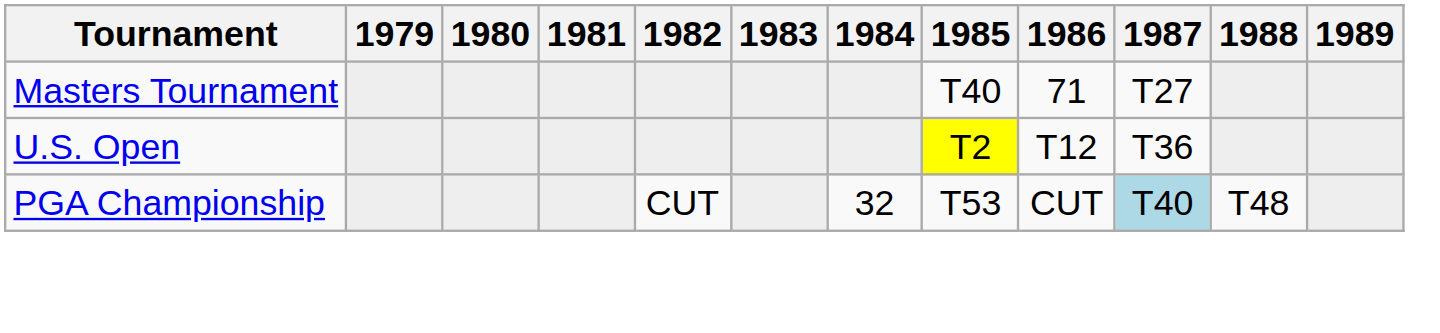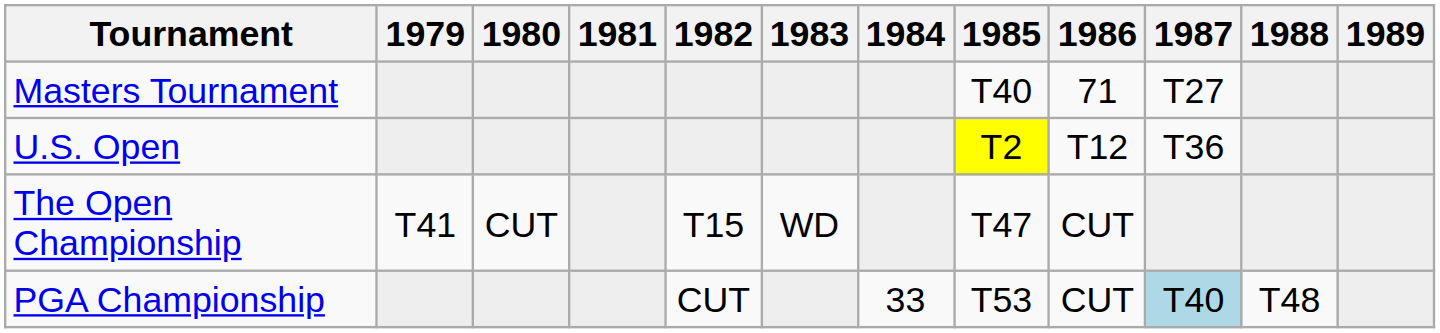+ row: (128, 223)
(875, 203) 32 -> (905, 300) 33
